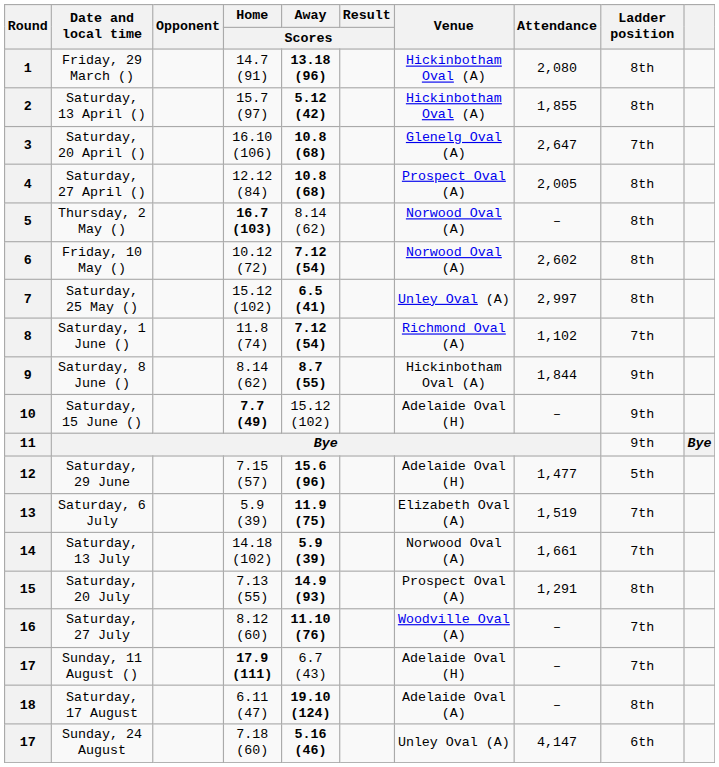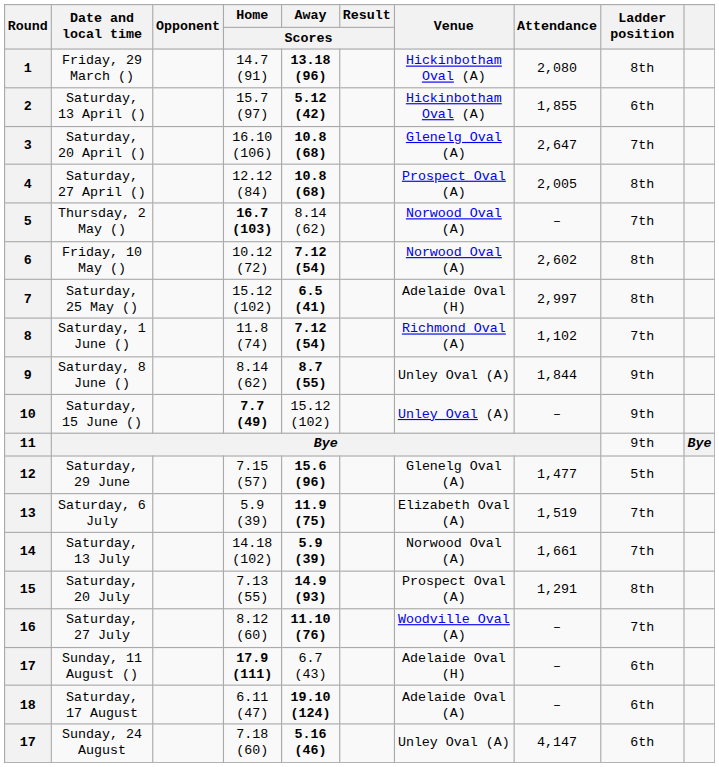(642, 107) 8th -> (642, 107) 6th
(642, 222) 8th -> (642, 222) 7th
(454, 298) Unley Oval (A) -> (454, 298) Adelaide Oval (H)
(454, 375) Hickinbotham Oval (A) -> (454, 375) Unley Oval (A)
(454, 414) Adelaide Oval (H) -> (454, 414) Unley Oval (A)
(454, 474) Adelaide Oval (H) -> (454, 474) Glenelg Oval (A)
(642, 666) 7th -> (642, 666) 6th
(642, 705) 8th -> (642, 705) 6th
